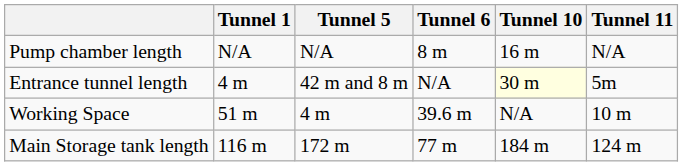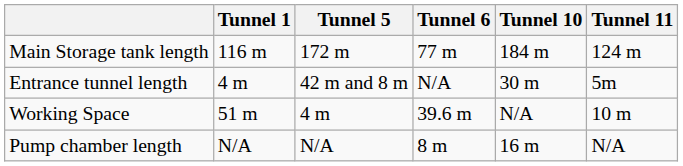rows swapped: (109, 144) <-> (96, 51)
(519, 82) lightyellow background -> (519, 82) no background
